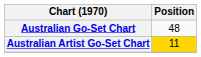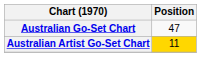(174, 28) 48 -> (174, 28) 47
